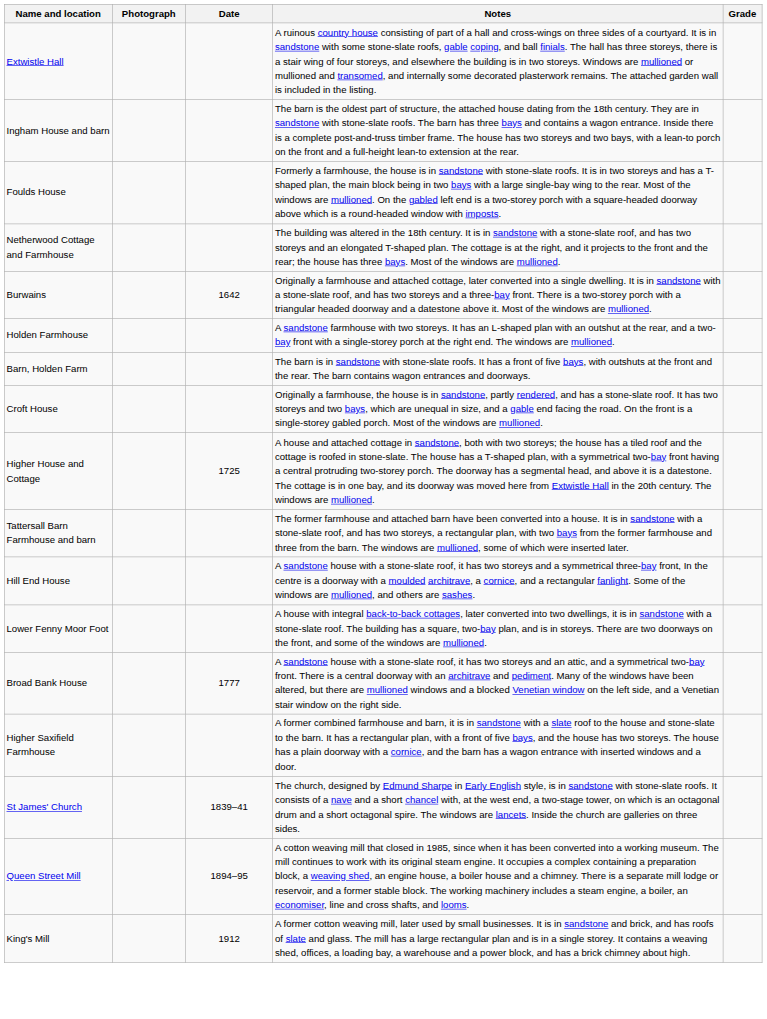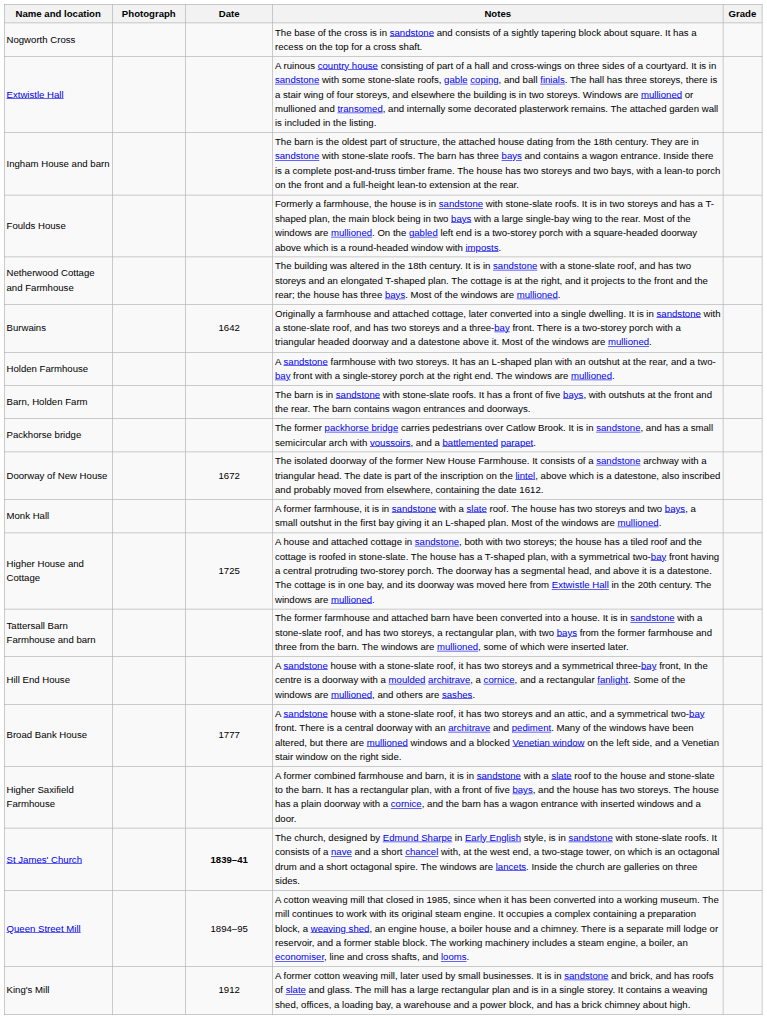+ row: (41, 39)
+ row: (44, 435)
+ row: (57, 475)
- row: (32, 409)
+ row: (28, 516)
- row: (57, 628)
(229, 807) normal -> (229, 859) bold
